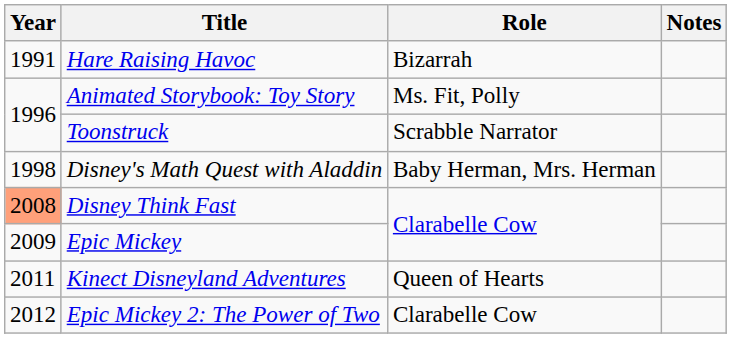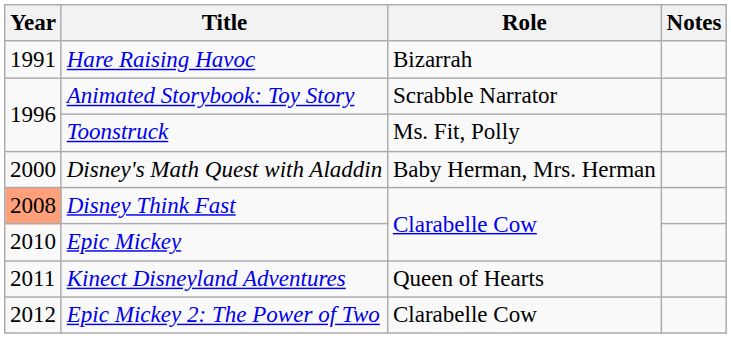(456, 95) Ms. Fit, Polly -> (475, 95) Scrabble Narrator
(475, 132) Scrabble Narrator -> (456, 132) Ms. Fit, Polly
(33, 168) 1998 -> (33, 168) 2000
(33, 242) 2009 -> (33, 242) 2010
